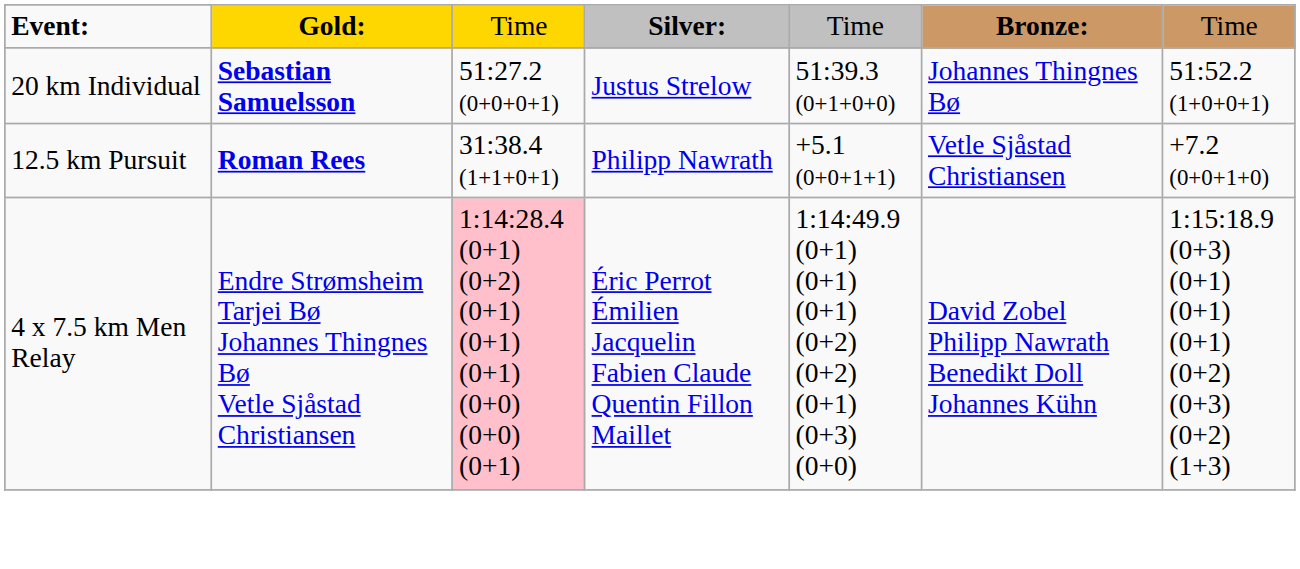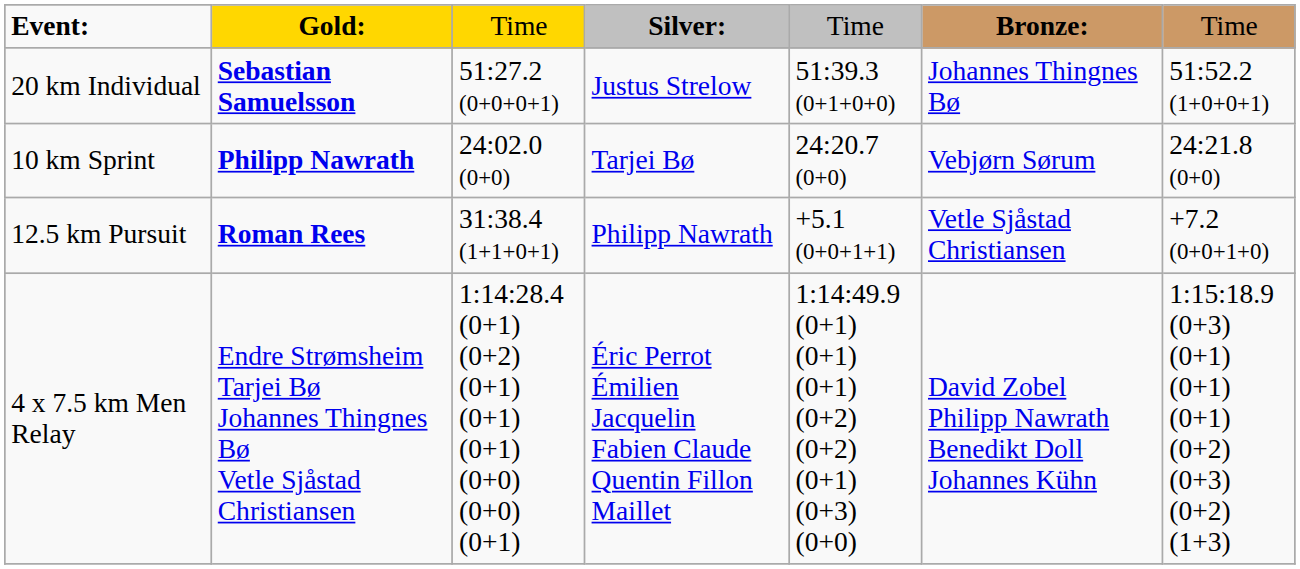+ row: (83, 160)
(511, 343) pink background -> (511, 417) no background
